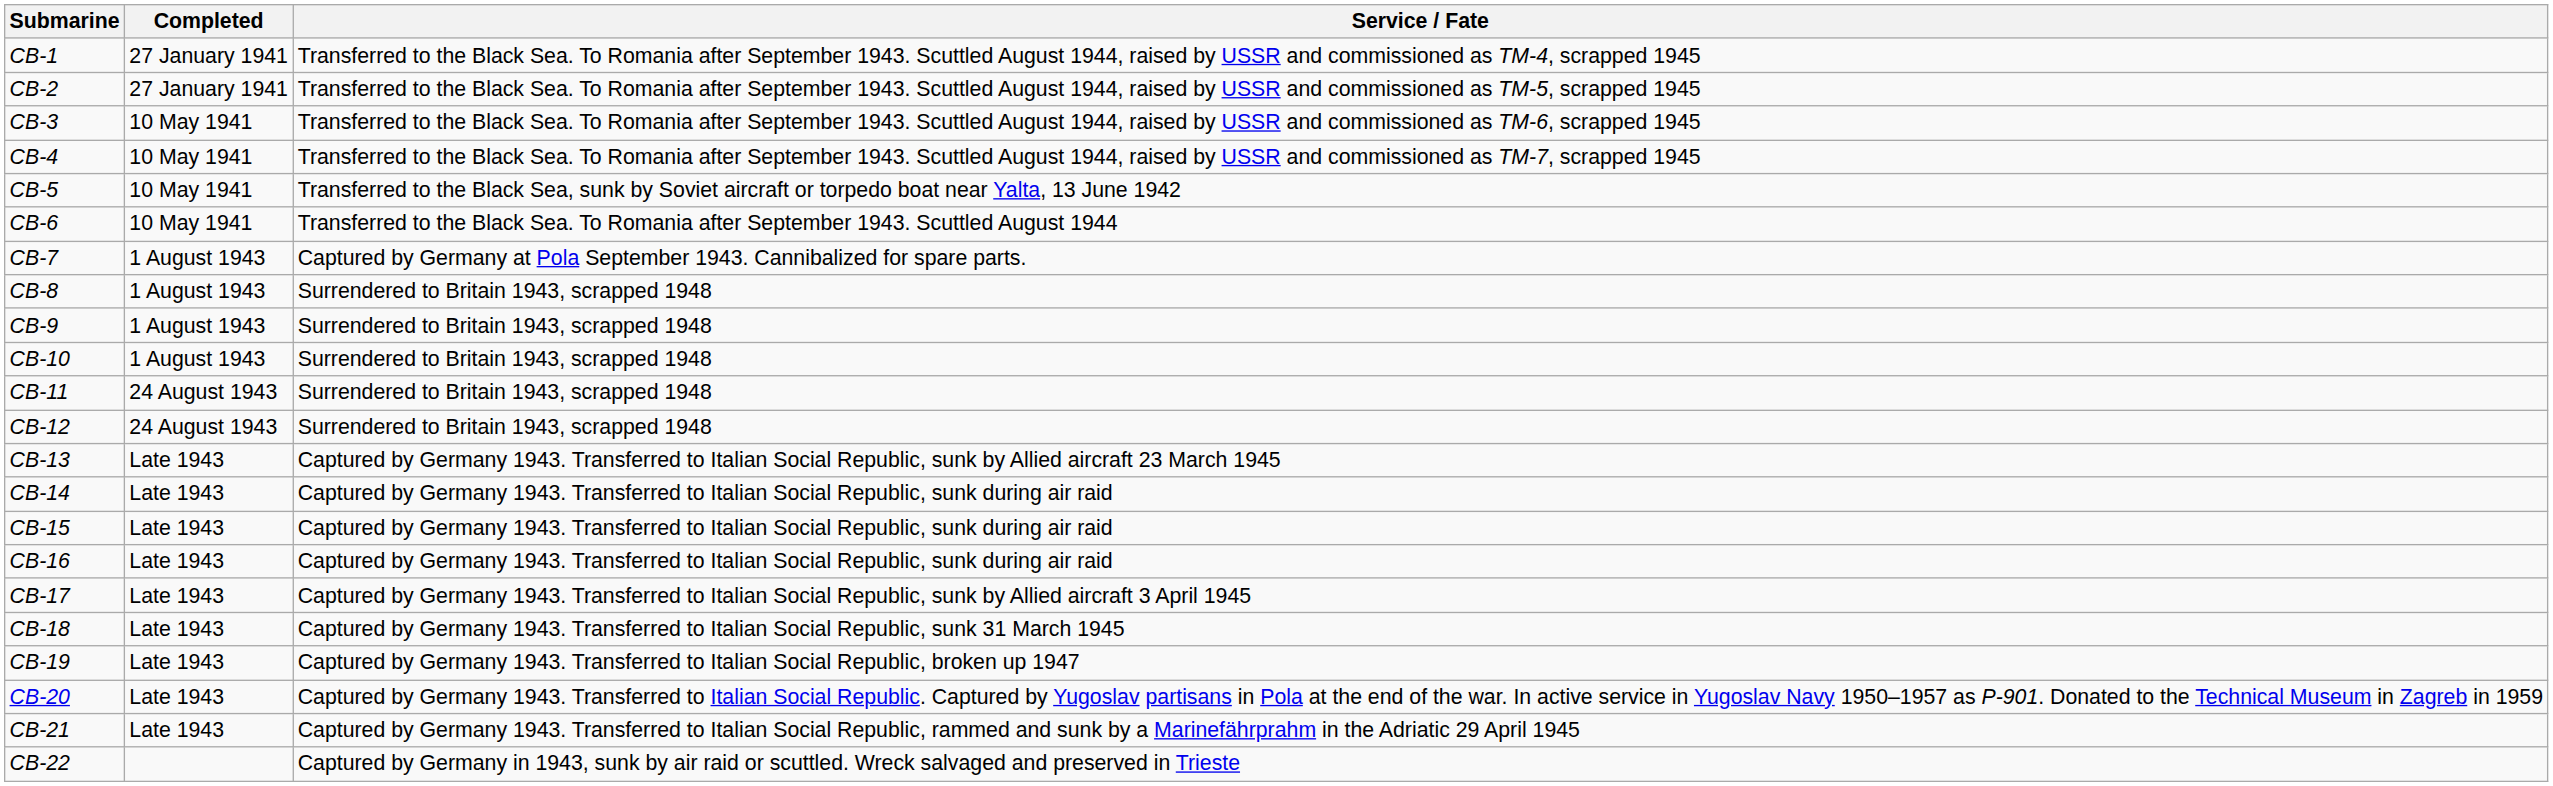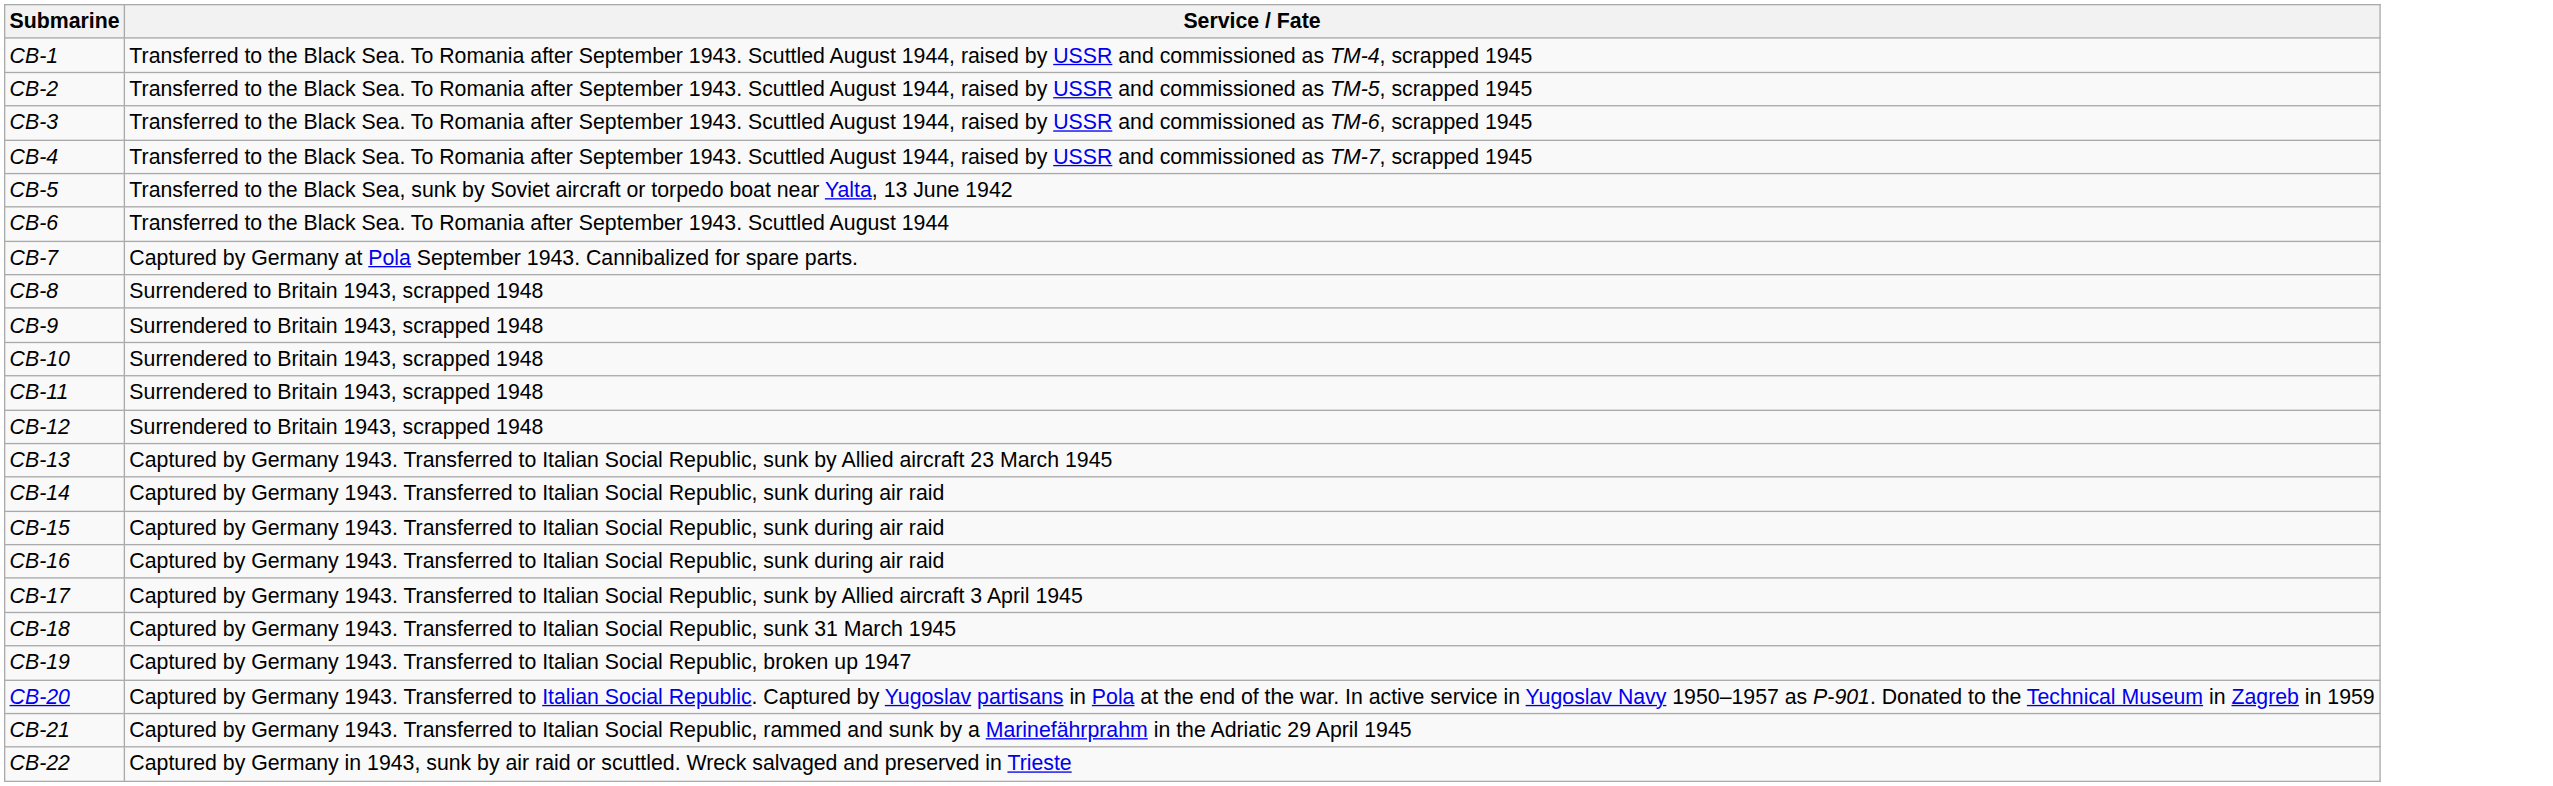- column: (209, 21)
